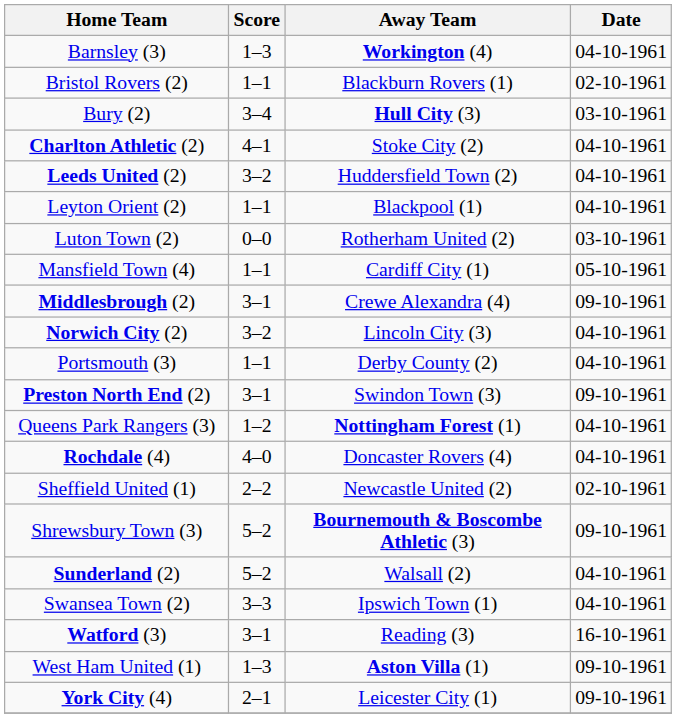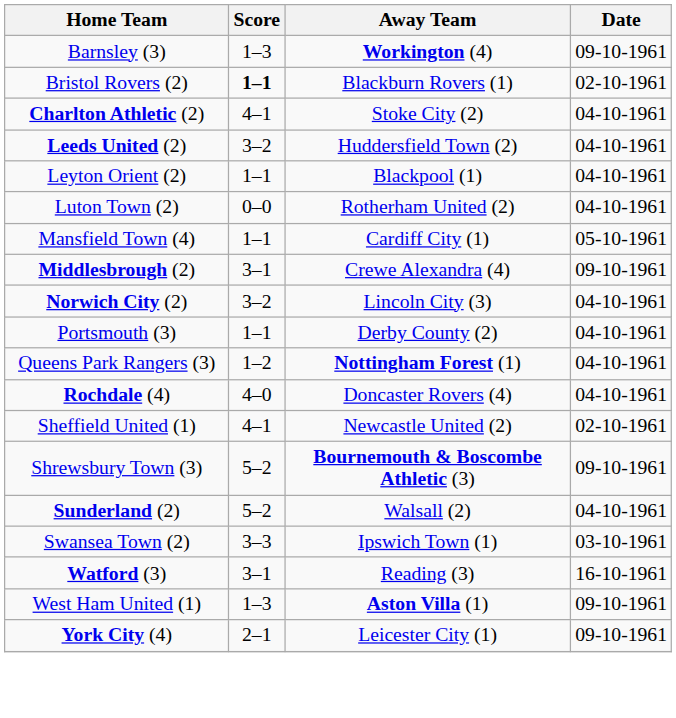(621, 51) 04-10-1961 -> (621, 51) 09-10-1961
(257, 82) normal -> (257, 82) bold
- row: (117, 113)
(621, 238) 03-10-1961 -> (621, 207) 04-10-1961
- row: (117, 394)
(257, 488) 2–2 -> (257, 425) 4–1
(621, 604) 04-10-1961 -> (621, 541) 03-10-1961
